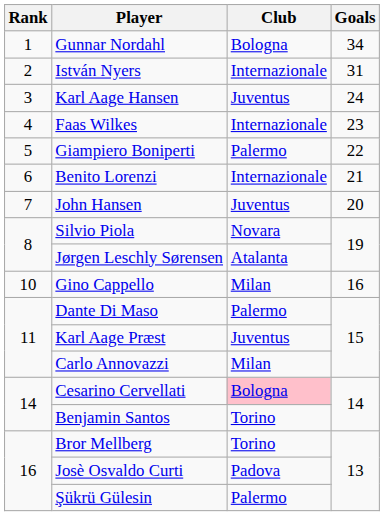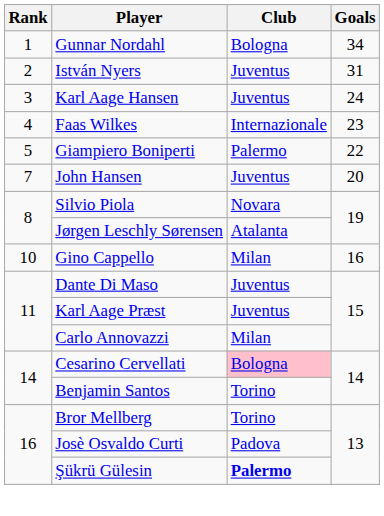(279, 71) Internazionale -> (260, 71) Juventus
- row: (106, 177)
(259, 310) Palermo -> (260, 284) Juventus
(259, 497) normal -> (261, 470) bold
